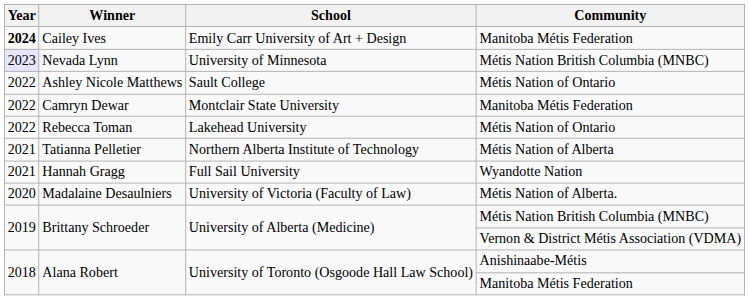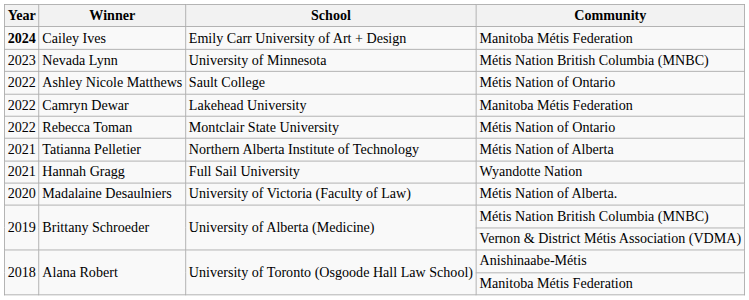(22, 60) lavender background -> (22, 60) no background
(264, 104) Montclair State University -> (248, 104) Lakehead University
(248, 127) Lakehead University -> (264, 127) Montclair State University
